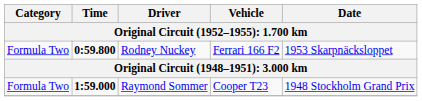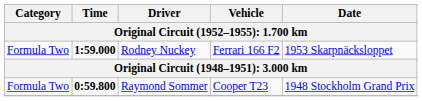(95, 50) 0:59.800 -> (95, 50) 1:59.000
(95, 86) 1:59.000 -> (95, 86) 0:59.800
